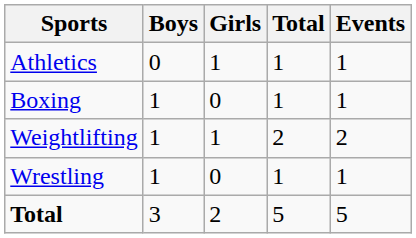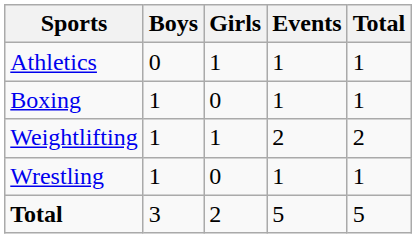columns swapped: (298, 23) <-> (370, 23)
